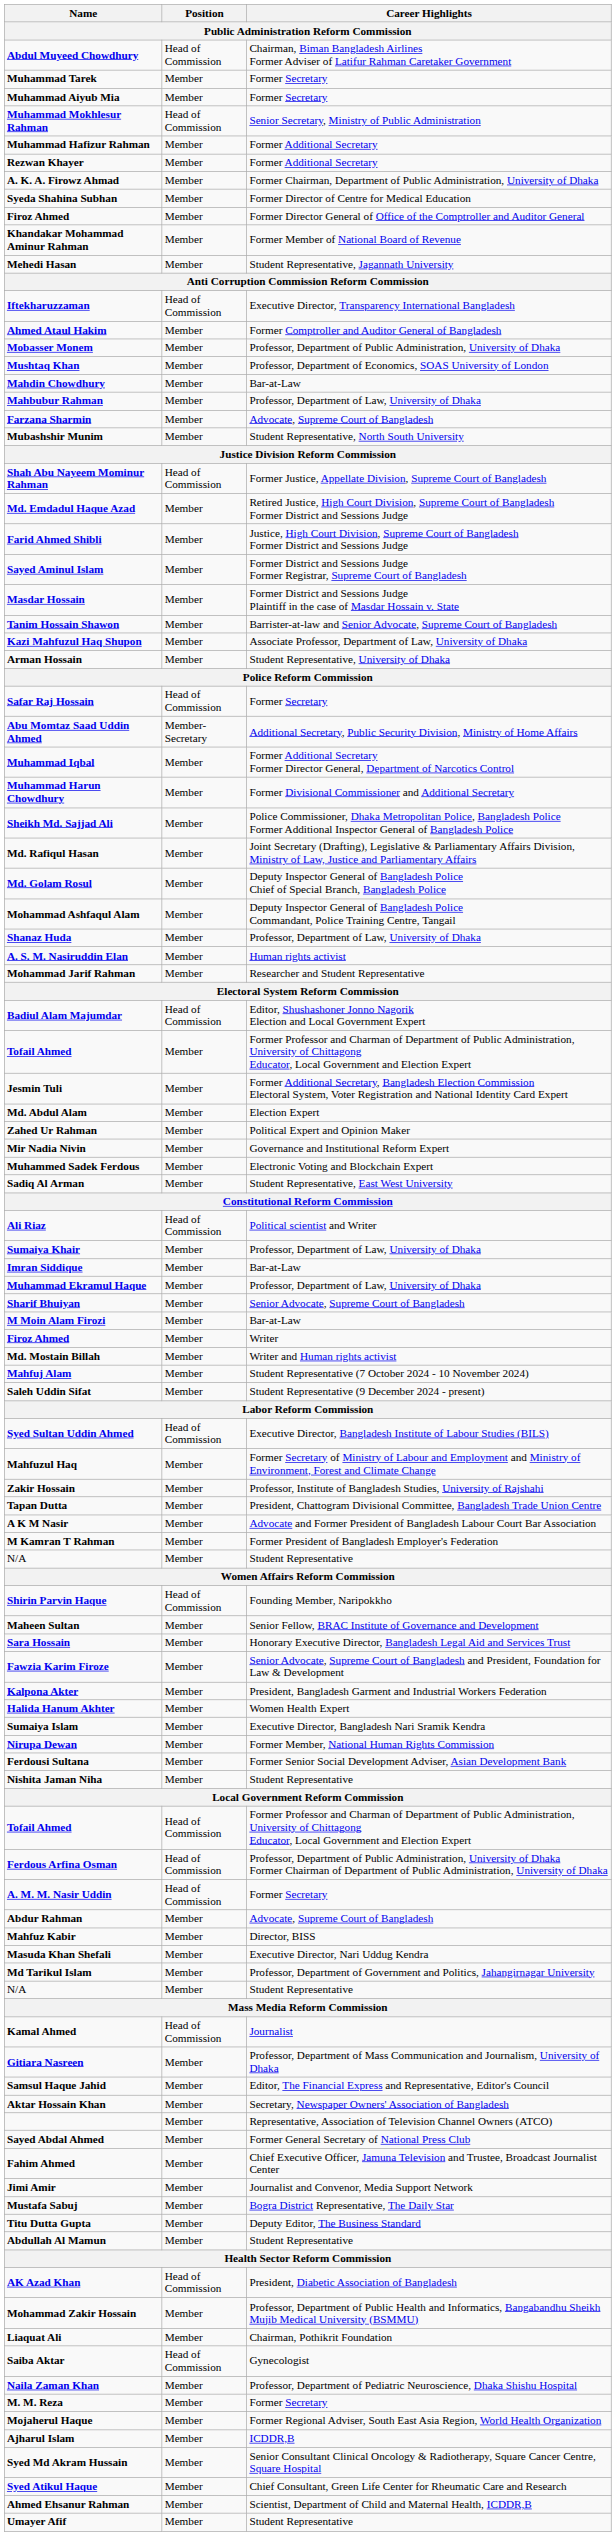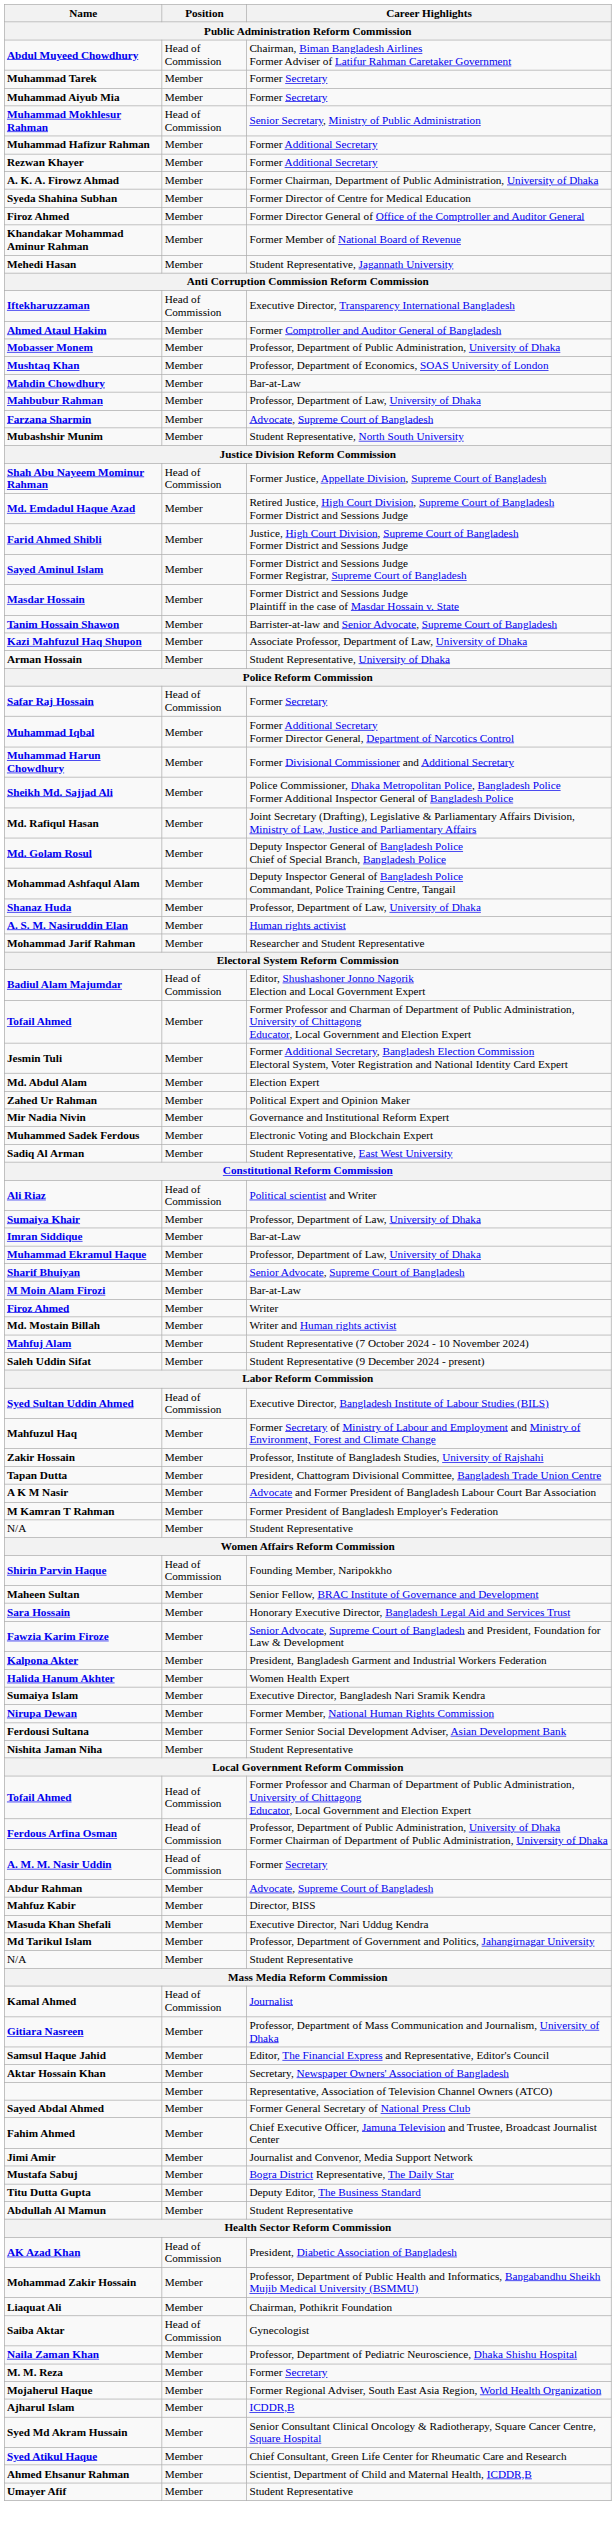- row: (68, 731)
